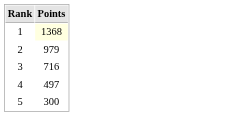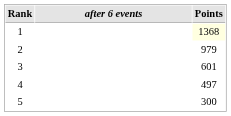+ column: (114, 14)
(51, 67) 716 -> (209, 67) 601
